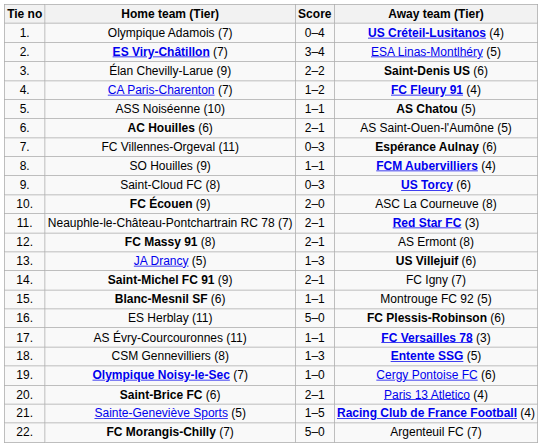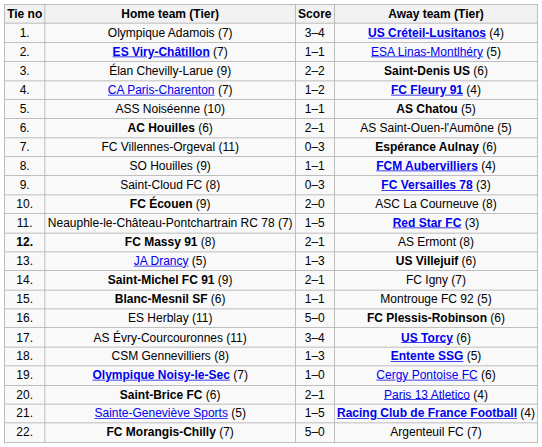(315, 33) 0–4 -> (315, 33) 3–4
(315, 52) 3–4 -> (315, 52) 1–1
(436, 185) US Torcy (6) -> (436, 185) FC Versailles 78 (3)
(315, 223) 2–1 -> (315, 223) 1–5
(25, 242) normal -> (25, 242) bold
(315, 337) 1–1 -> (315, 337) 3–4
(436, 337) FC Versailles 78 (3) -> (436, 337) US Torcy (6)
